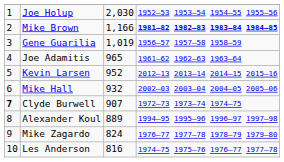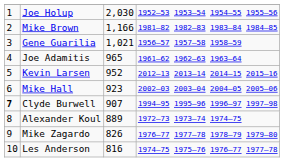(208, 27) bold -> (208, 27) normal
(120, 42) 1,019 -> (120, 42) 1,021
(114, 88) 932 -> (114, 88) 923
(190, 104) 1972–73 1973–74 1974–75 -> (208, 104) 1994–95 1995–96 1996–97 1997–98
(208, 119) 1994–95 1995–96 1996–97 1997–98 -> (190, 119) 1972–73 1973–74 1974–75
(114, 134) 824 -> (114, 134) 826
